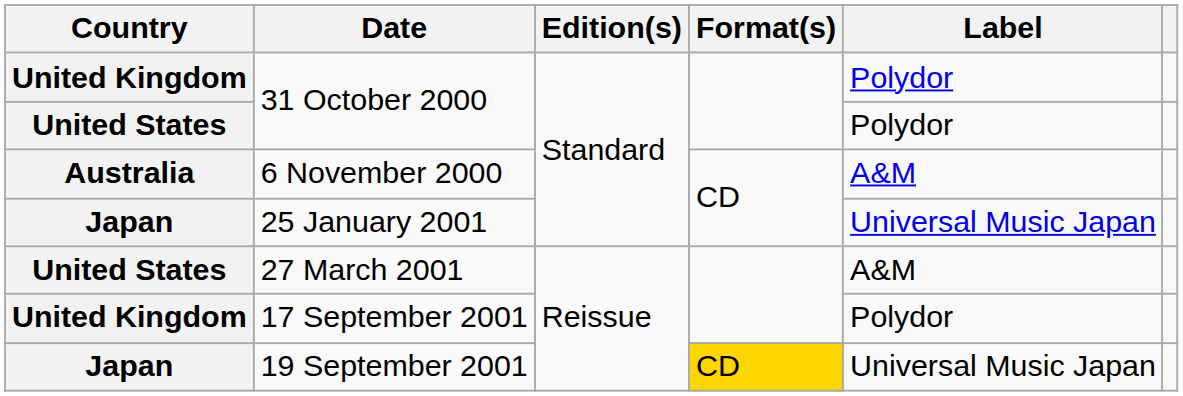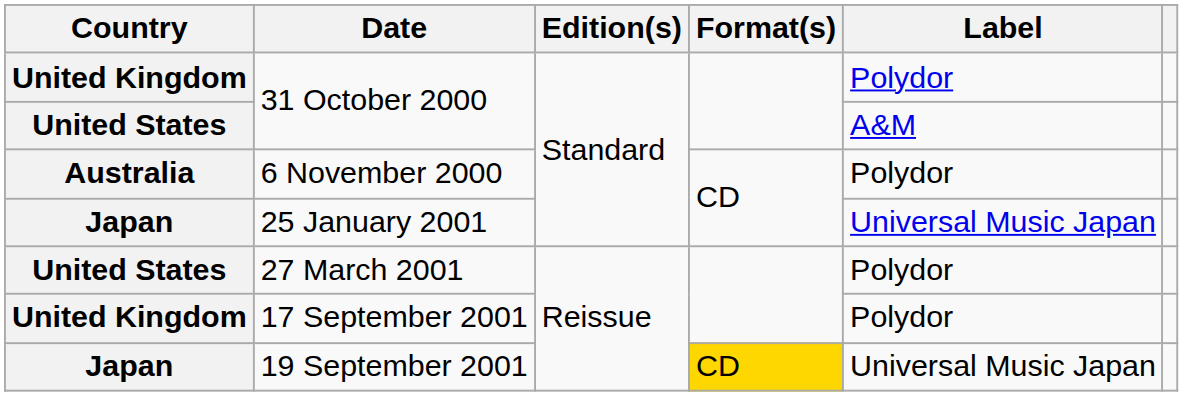(902, 125) Polydor -> (883, 125) A&M
(883, 173) A&M -> (902, 173) Polydor
(883, 269) A&M -> (902, 269) Polydor
